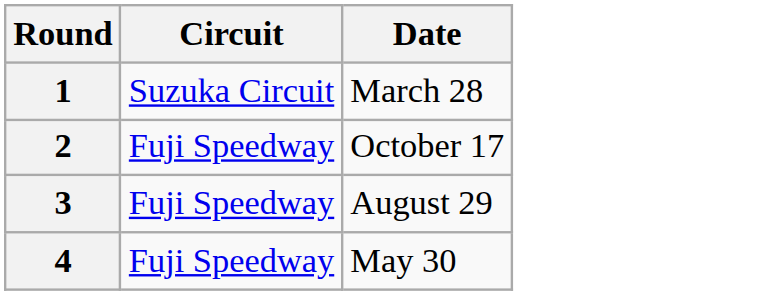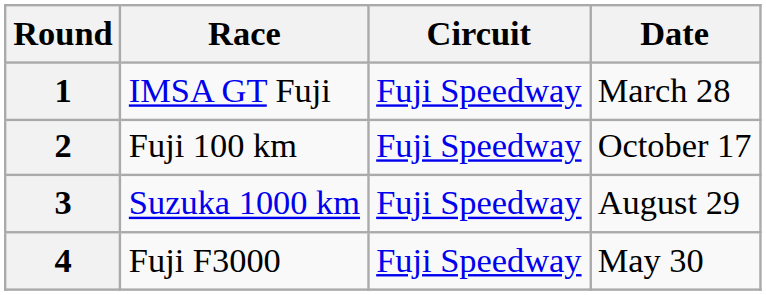+ column: (244, 33)
(232, 90) Suzuka Circuit -> (479, 90) Fuji Speedway
